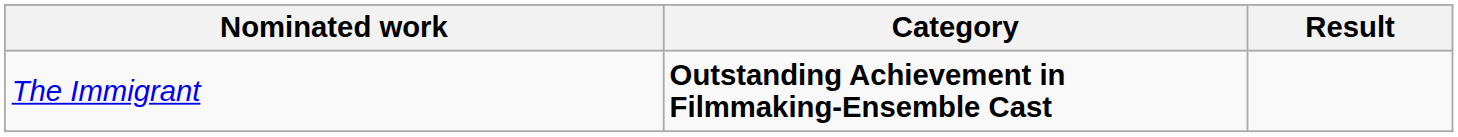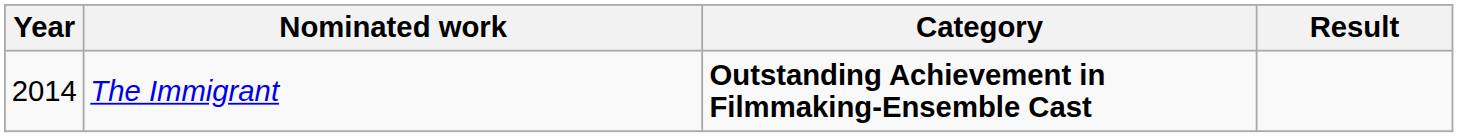+ column: (44, 27)
